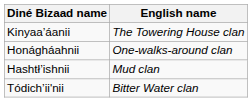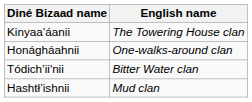rows swapped: (35, 87) <-> (38, 69)
